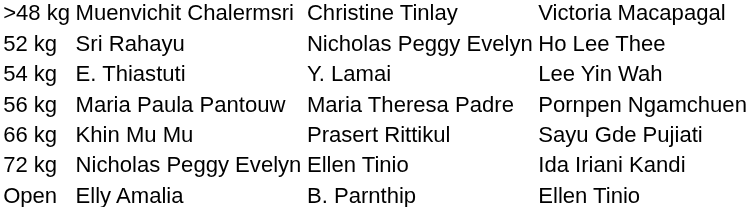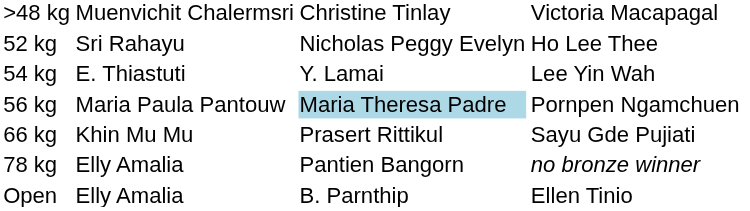(410, 104) no background -> (403, 104) lightblue background
- row: (30, 165)
+ row: (30, 165)
